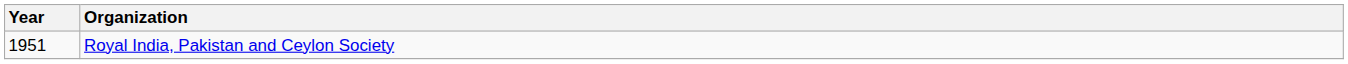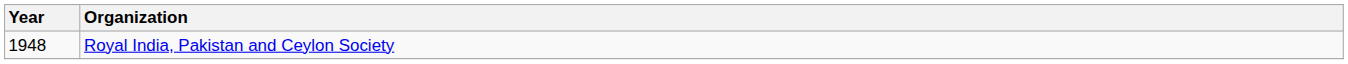(27, 44) 1951 -> (27, 44) 1948
